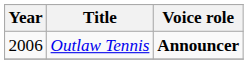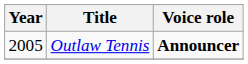(26, 45) 2006 -> (26, 45) 2005
